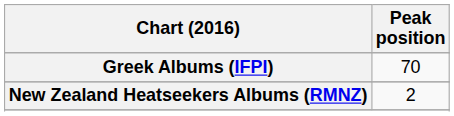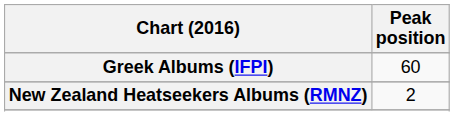(411, 67) 70 -> (411, 67) 60
